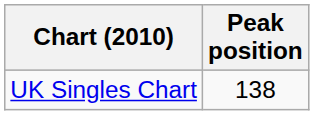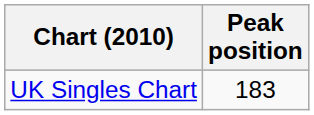(255, 89) 138 -> (255, 89) 183
